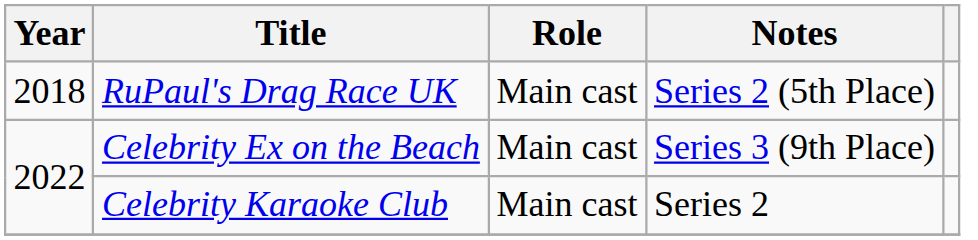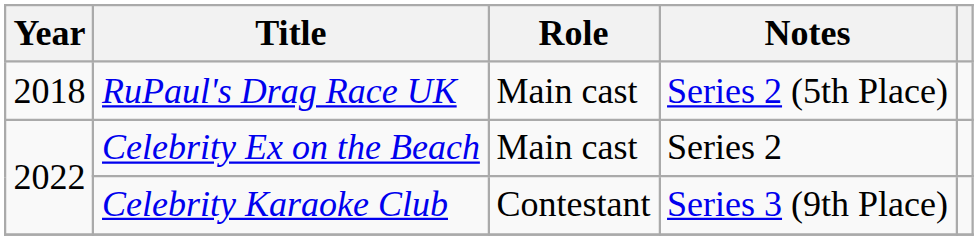(795, 147) Series 3 (9th Place) -> (725, 147) Series 2
(567, 204) Main cast -> (573, 204) Contestant
(712, 204) Series 2 -> (808, 204) Series 3 (9th Place)
